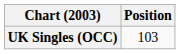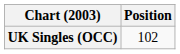(148, 37) 103 -> (148, 37) 102
